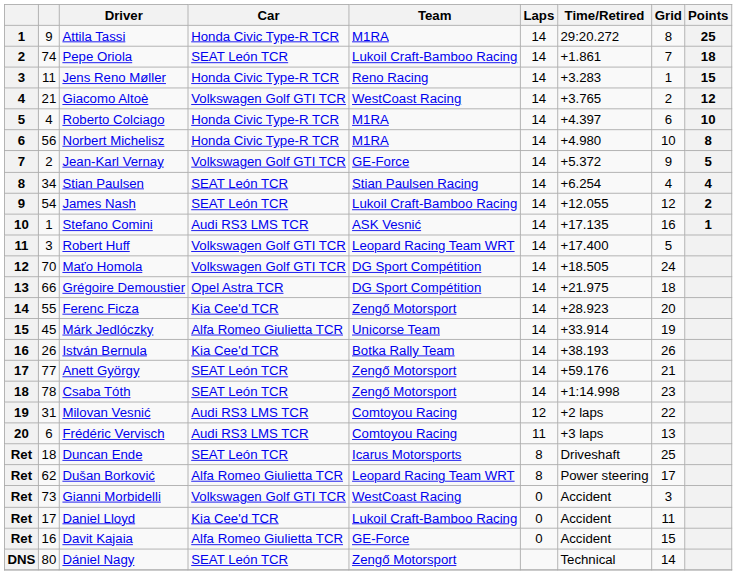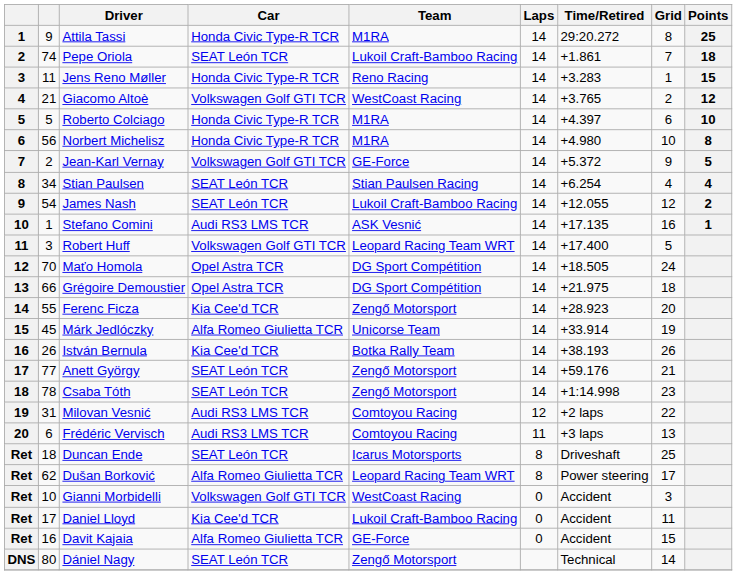(49, 120) 4 -> (49, 120) 5
(269, 266) Volkswagen Golf GTI TCR -> (237, 266) Opel Astra TCR
(49, 497) 73 -> (49, 497) 10
